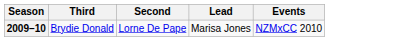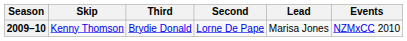+ column: (87, 12)
